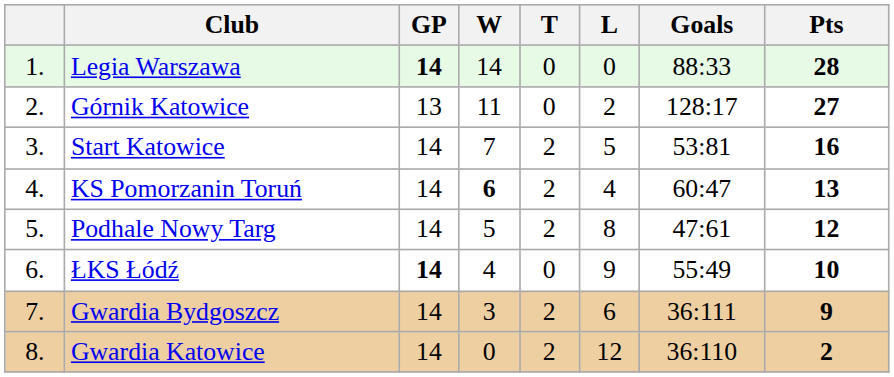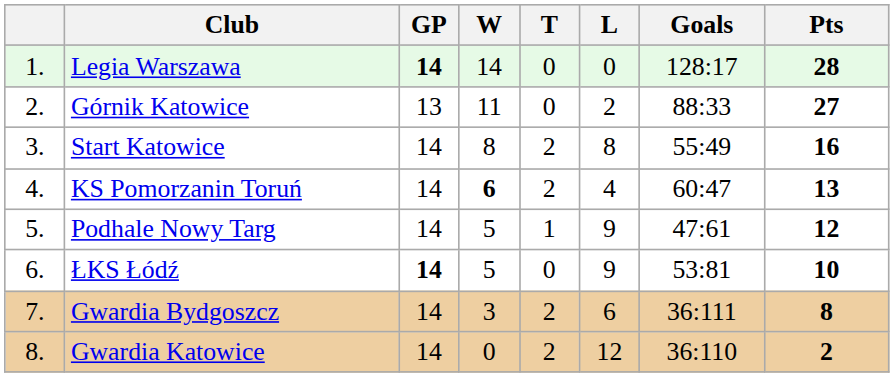(702, 65) 88:33 -> (702, 65) 128:17
(702, 106) 128:17 -> (702, 106) 88:33
(489, 147) 7 -> (489, 147) 8
(609, 147) 5 -> (609, 147) 8
(702, 147) 53:81 -> (702, 147) 55:49
(549, 229) 2 -> (549, 229) 1
(609, 229) 8 -> (609, 229) 9
(489, 270) 4 -> (489, 270) 5
(702, 270) 55:49 -> (702, 270) 53:81
(826, 310) 9 -> (826, 310) 8
